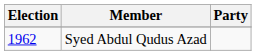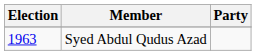(22, 38) 1962 -> (22, 38) 1963
